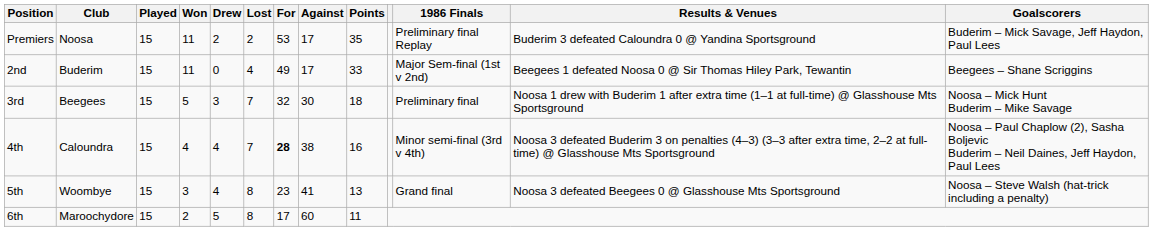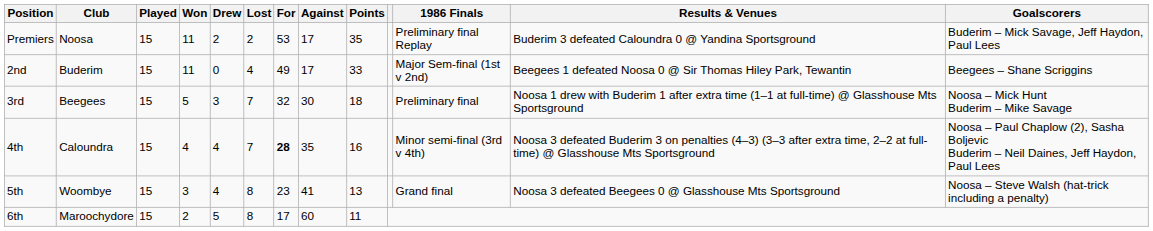(307, 146) 38 -> (307, 146) 35
